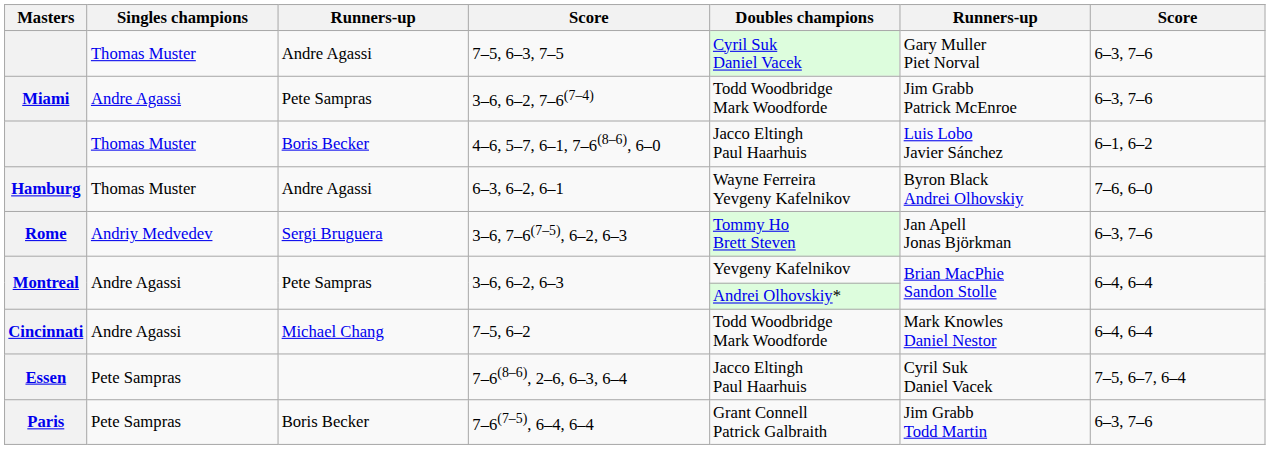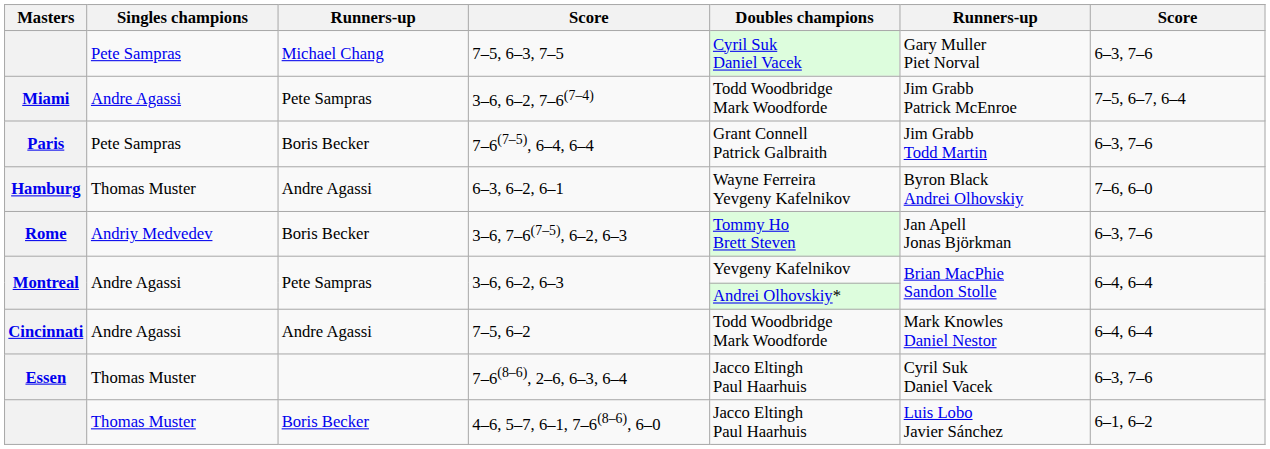(143, 53) Thomas Muster -> (136, 53) Pete Sampras
(327, 53) Andre Agassi -> (333, 53) Michael Chang
(1124, 98) 6–3, 7–6 -> (1140, 98) 7–5, 6–7, 6–4
rows swapped: (46, 144) <-> (46, 421)
(332, 233) Sergi Bruguera -> (325, 233) Boris Becker
(333, 331) Michael Chang -> (327, 331) Andre Agassi
(136, 376) Pete Sampras -> (143, 376) Thomas Muster
(1140, 376) 7–5, 6–7, 6–4 -> (1124, 376) 6–3, 7–6
